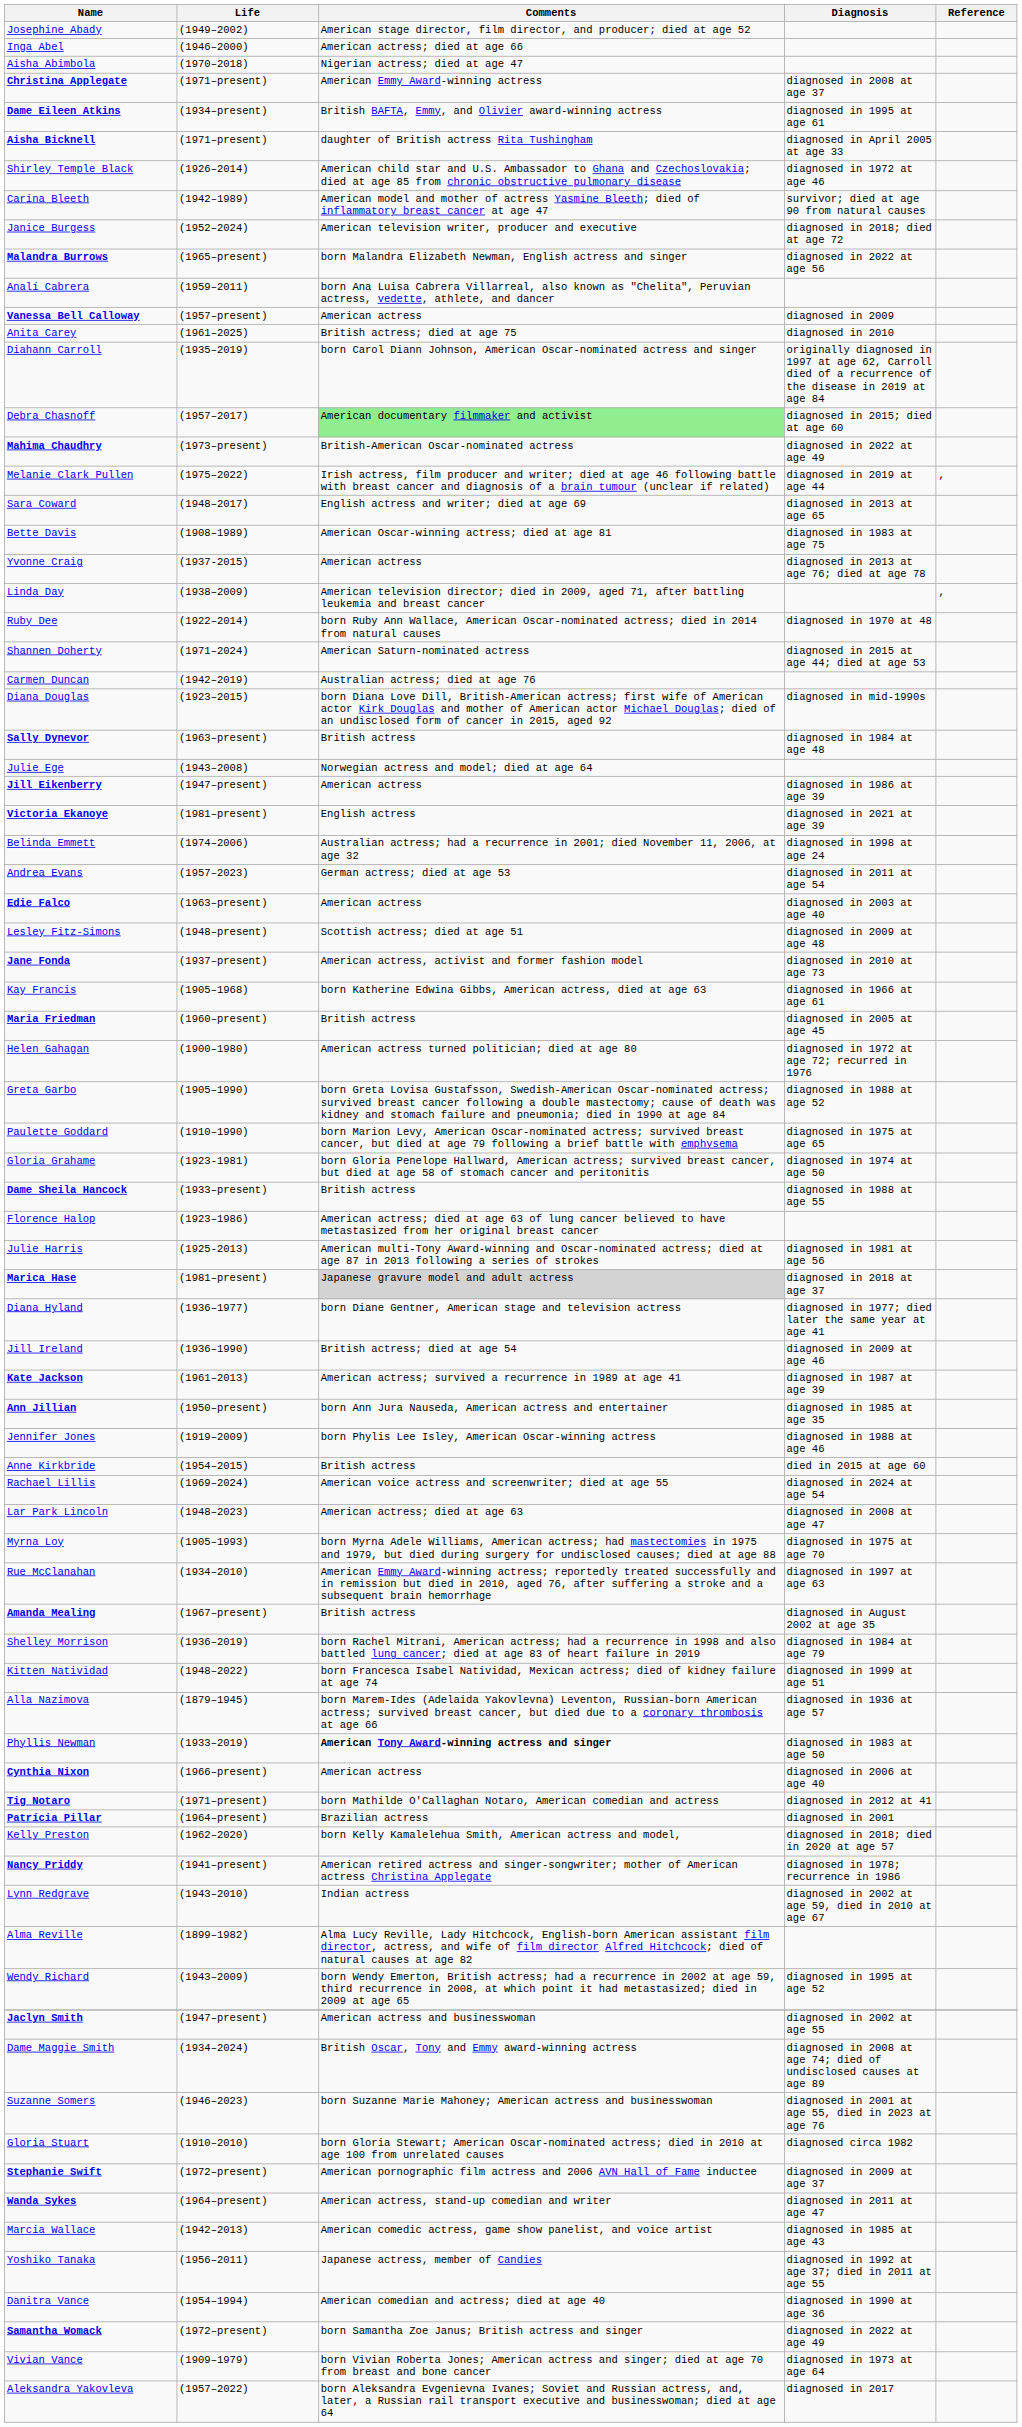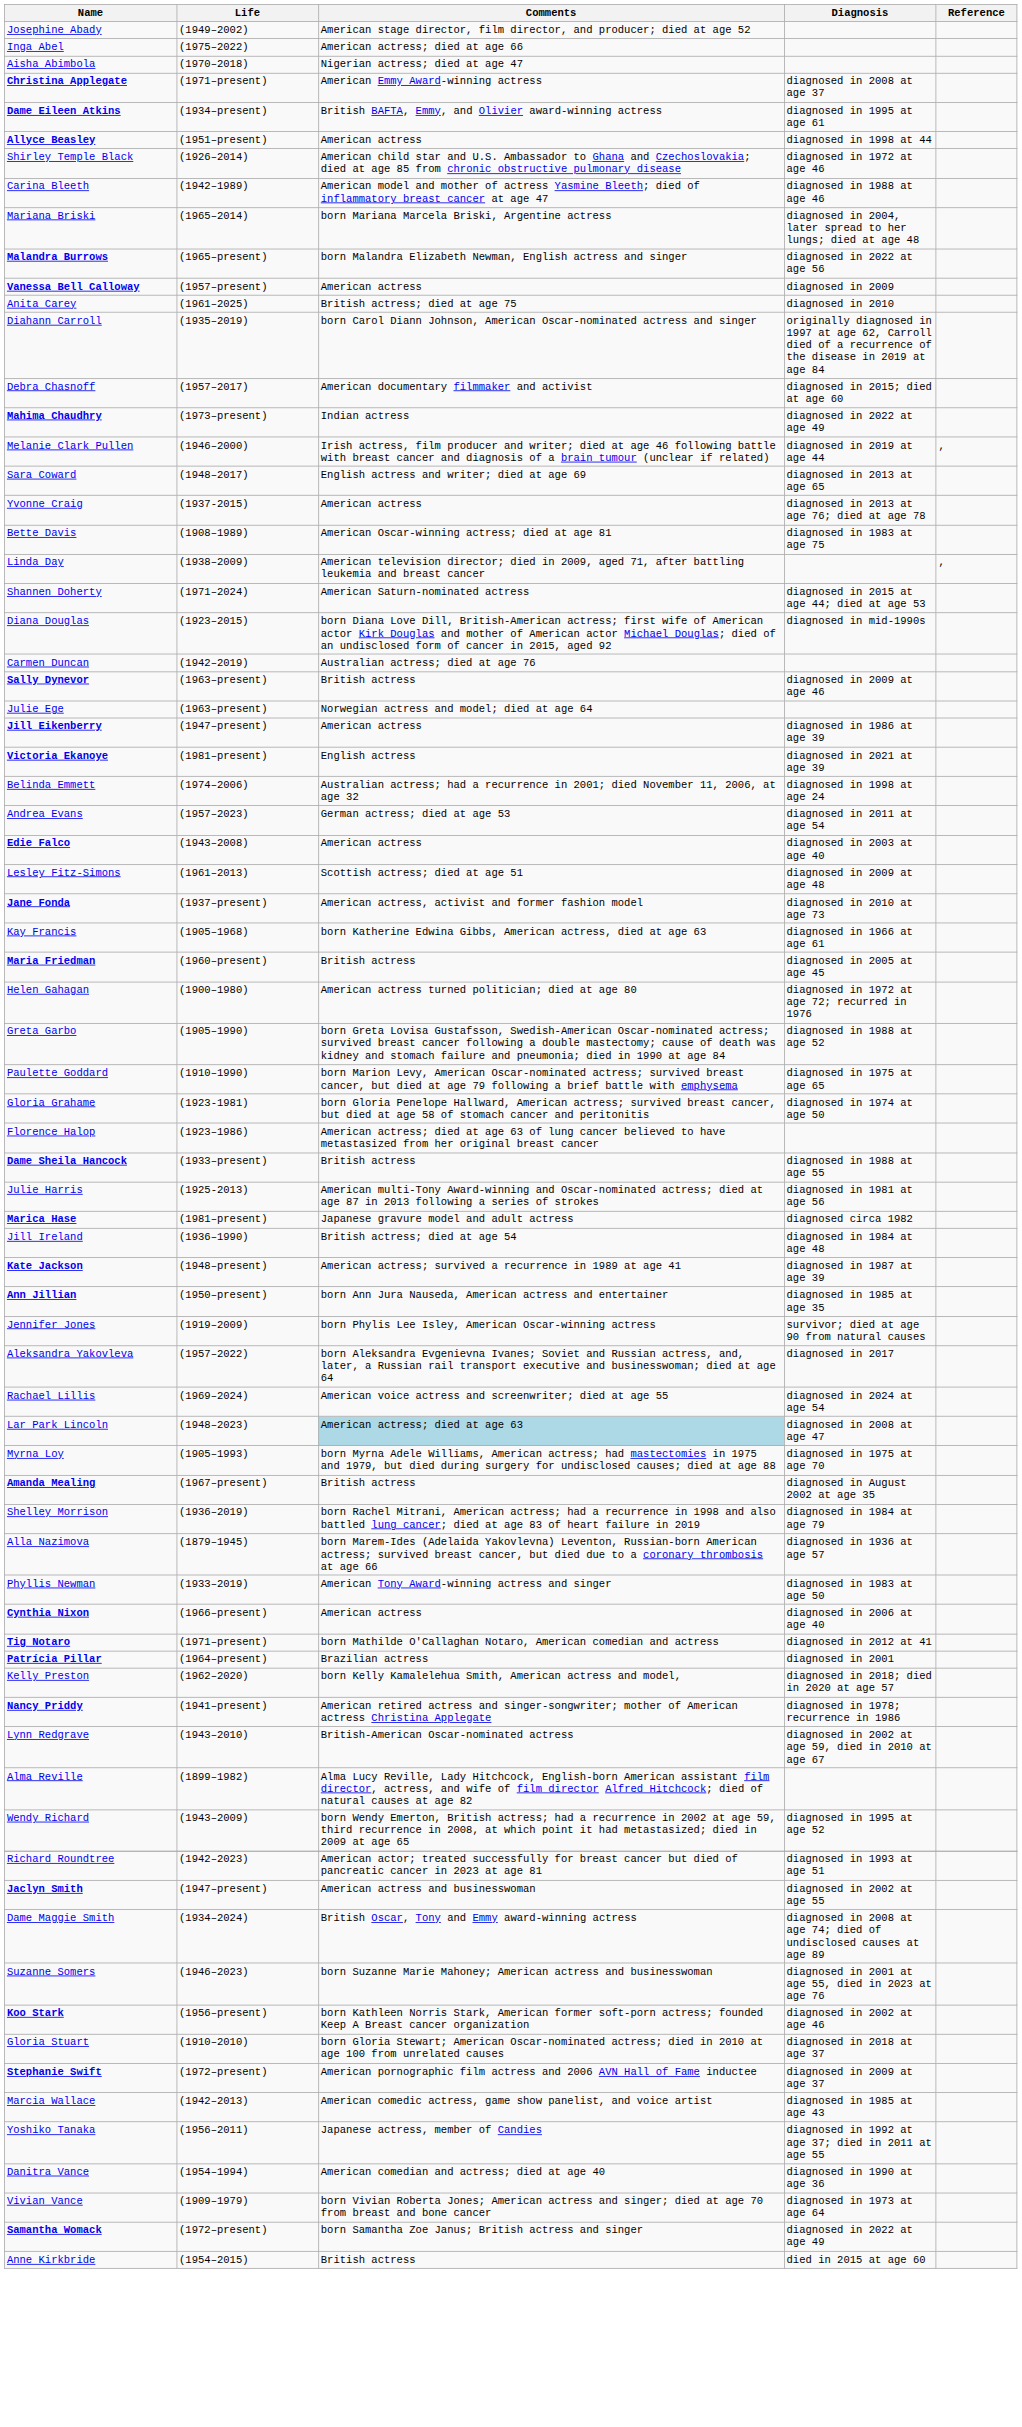(214, 47) (1946–2000) -> (214, 47) (1975–2022)
+ row: (51, 140)
- row: (51, 140)
(856, 205) survivor; died at age 90 from natural causes -> (850, 193) diagnosed in 1988 at age 46
+ row: (51, 216)
- row: (51, 228)
- row: (48, 287)
(457, 416) lightgreen background -> (457, 387) no background
(447, 446) British-American Oscar-nominated actress -> (365, 416) Indian actress
(214, 475) (1975–2022) -> (214, 446) (1946–2000)
rows swapped: (45, 563) <-> (42, 533)
- row: (32, 621)
rows swapped: (48, 697) <-> (48, 680)
(850, 745) diagnosed in 1984 at age 48 -> (850, 686) diagnosed in 2009 at age 46
(214, 768) (1943–2008) -> (223, 709) (1963–present)
(223, 902) (1963–present) -> (214, 844) (1943–2008)
(223, 932) (1948–present) -> (214, 873) (1961–2013)
rows swapped: (51, 1220) <-> (67, 1190)
(447, 1278) lightgrey background -> (447, 1220) no background
(850, 1284) diagnosed in 2018 at age 37 -> (850, 1220) diagnosed circa 1982
- row: (45, 1308)
(850, 1355) diagnosed in 2009 at age 46 -> (850, 1243) diagnosed in 1984 at age 48
(214, 1378) (1961–2013) -> (223, 1266) (1948–present)
(850, 1443) diagnosed in 1988 at age 46 -> (856, 1331) survivor; died at age 90 from natural causes
rows swapped: (51, 1466) <-> (70, 2389)
(422, 1513) no background -> (422, 1425) lightblue background
- row: (51, 1572)
- row: (57, 1672)
(466, 1742) bold -> (466, 1584) normal
(365, 1894) Indian actress -> (447, 1735) British-American Oscar-nominated actress
+ row: (61, 1860)
+ row: (35, 2013)
(850, 2143) diagnosed circa 1982 -> (850, 2049) diagnosed in 2018 at age 37
- row: (42, 2201)
rows swapped: (45, 2360) <-> (54, 2331)
